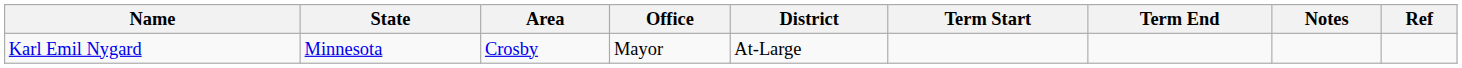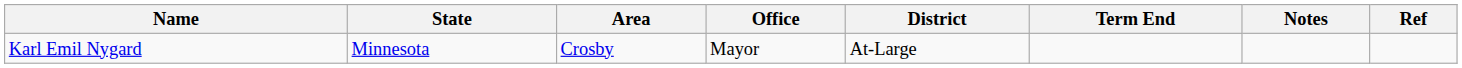- column: (988, 19)
